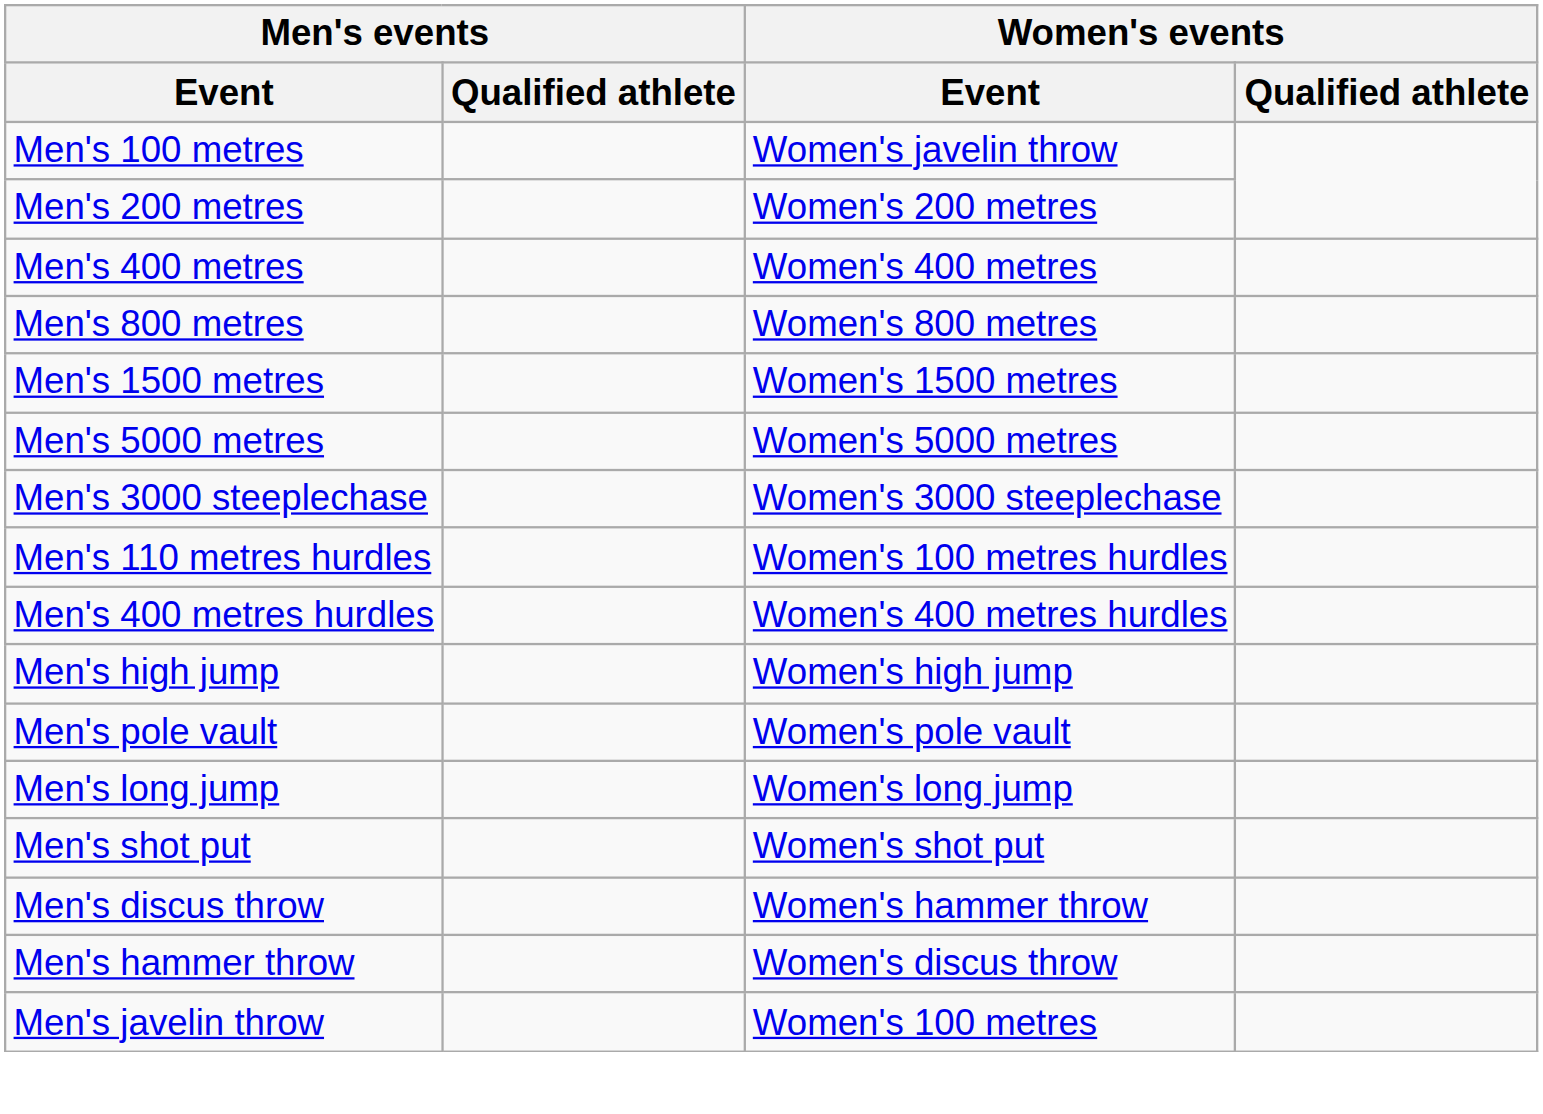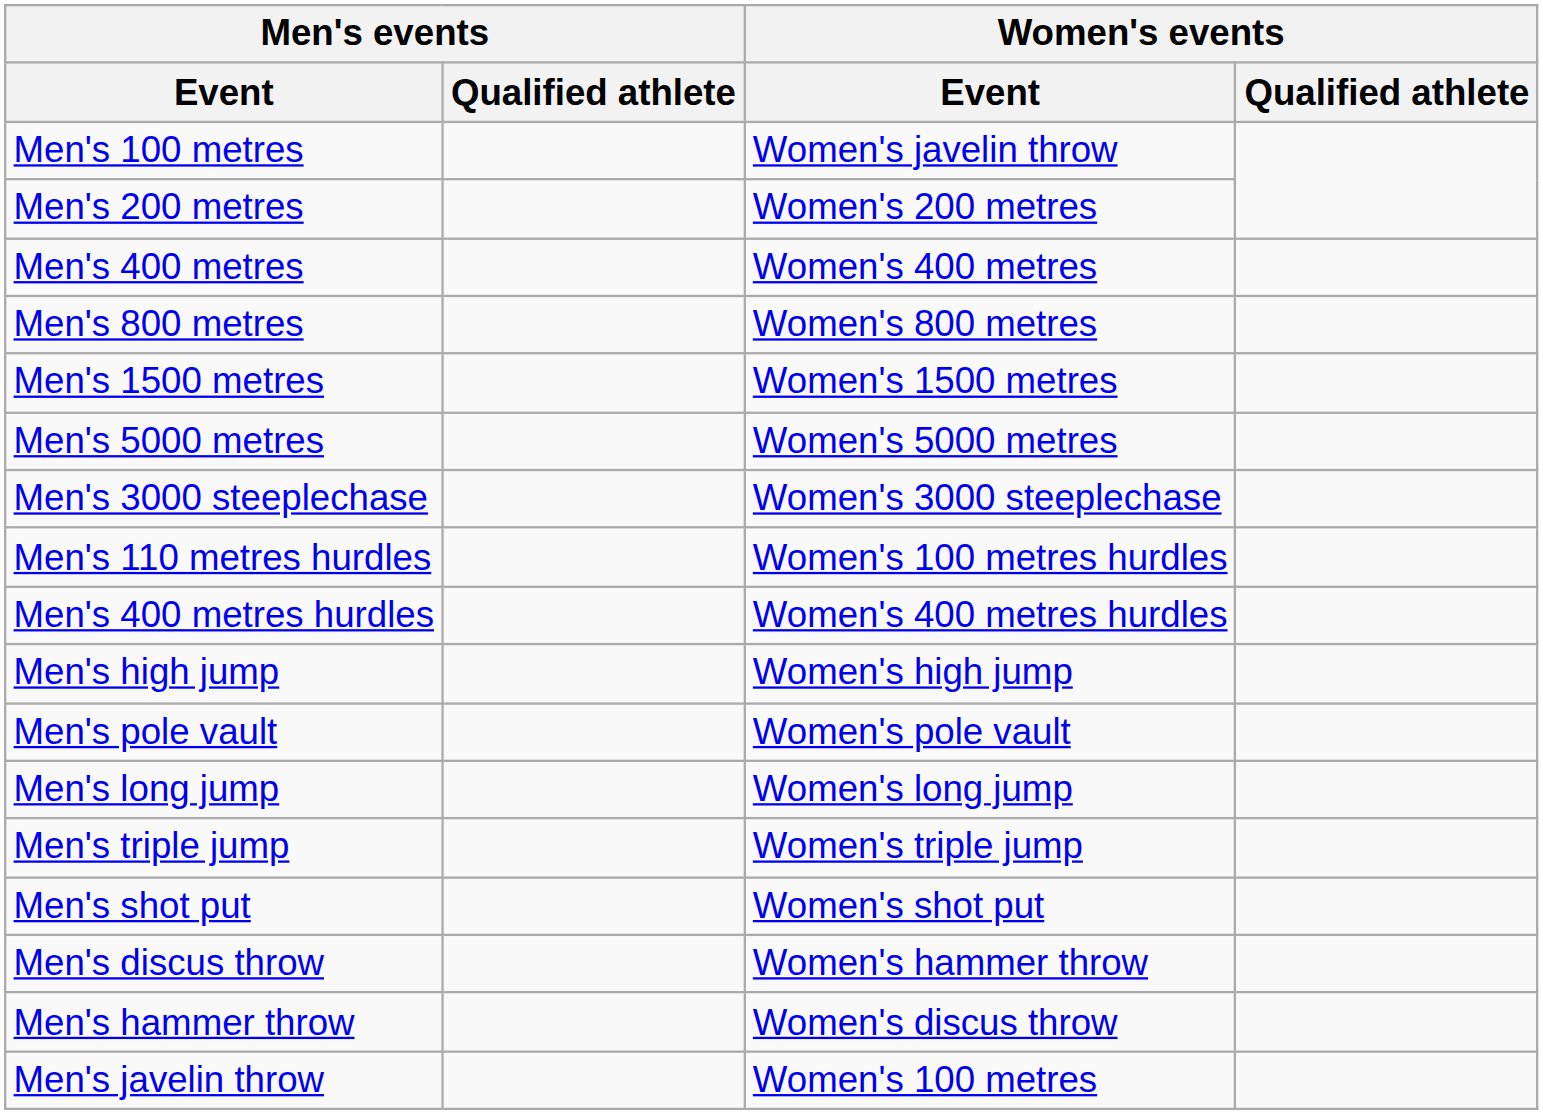+ row: (151, 847)
